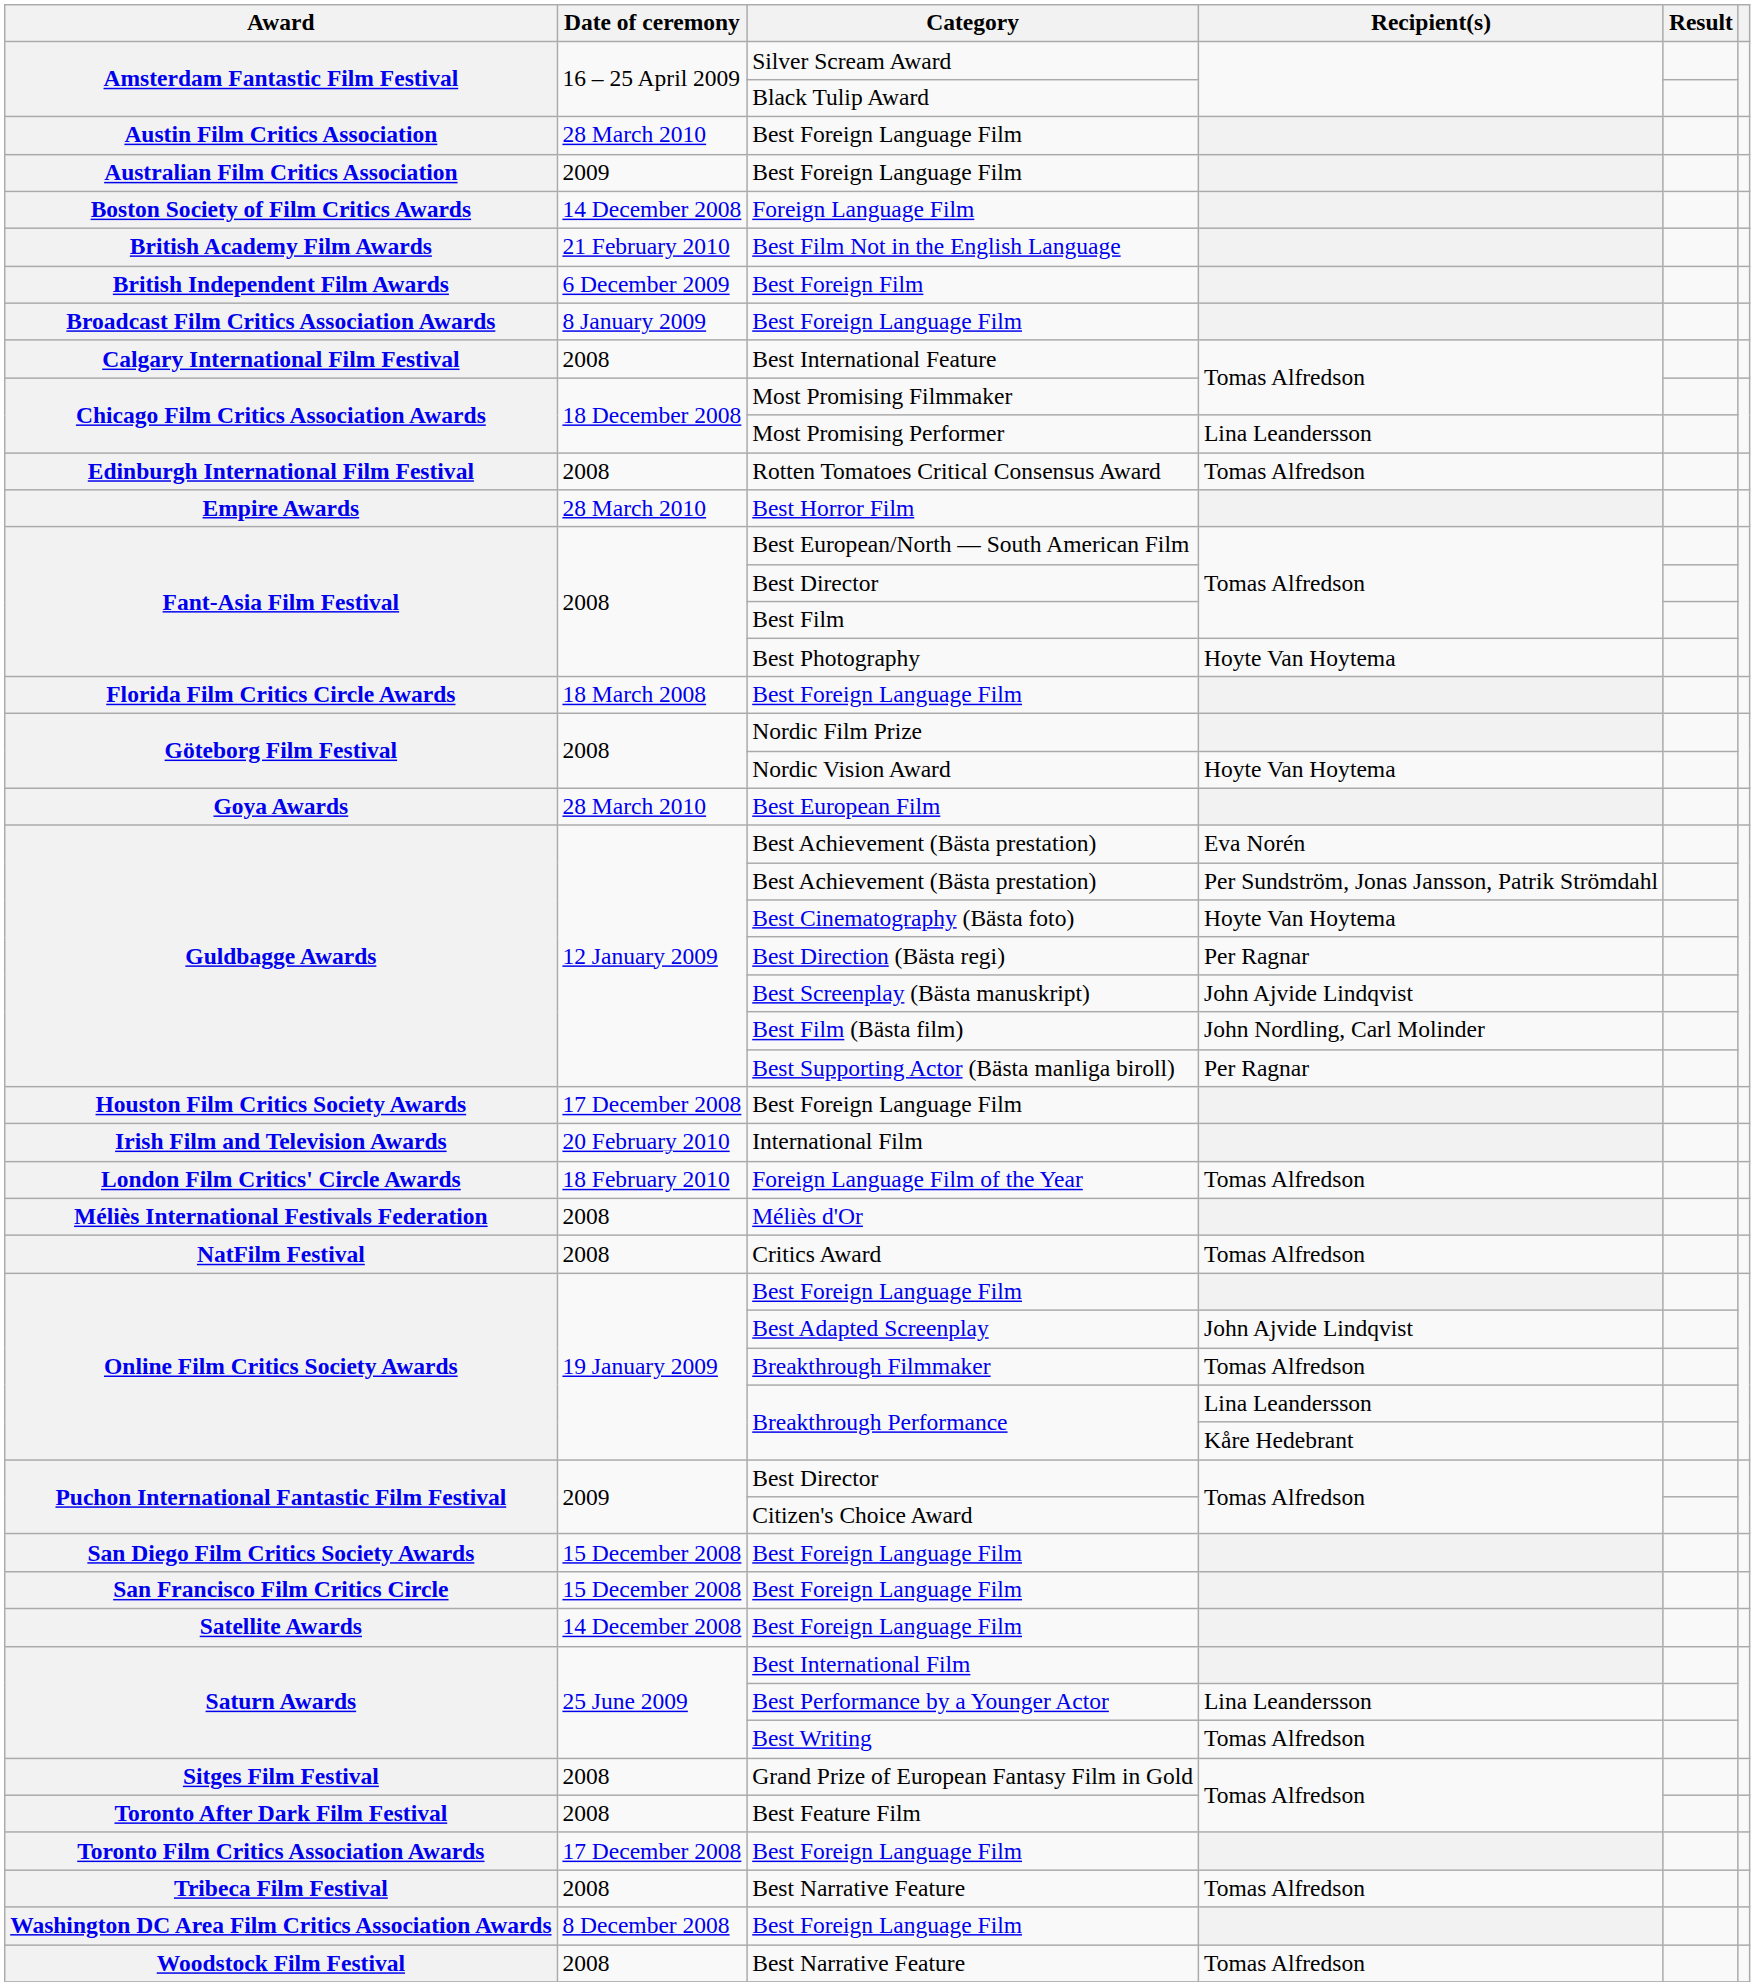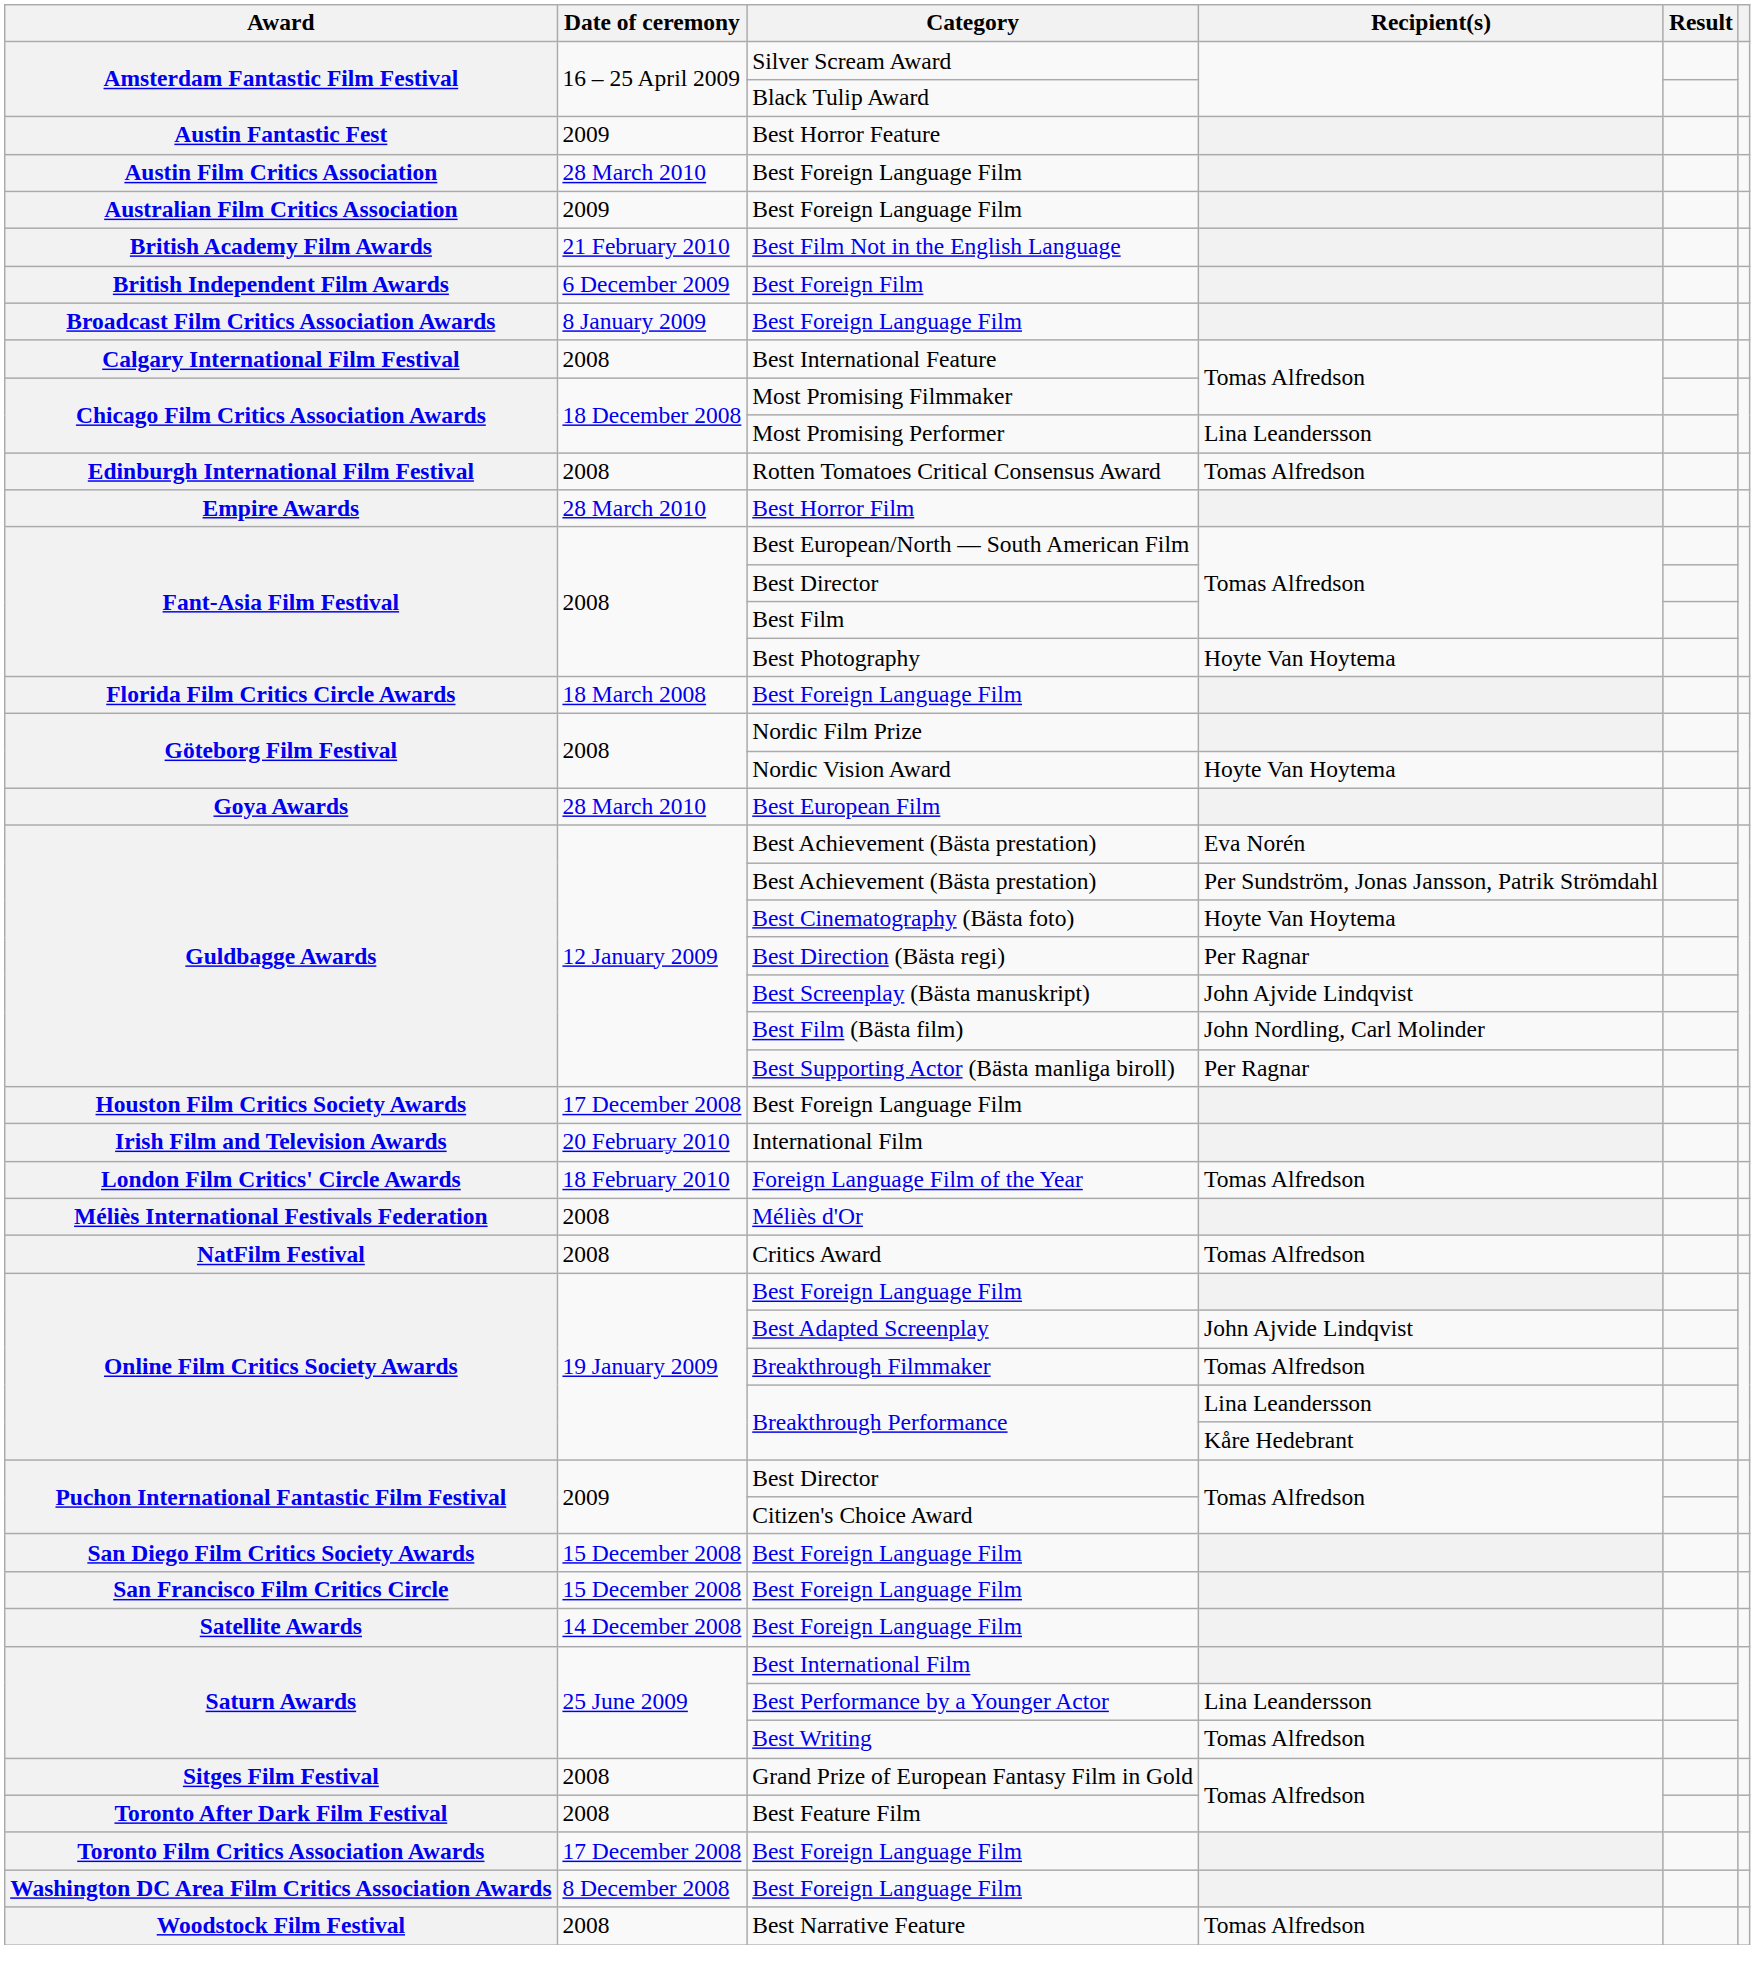+ row: (281, 135)
- row: (281, 209)
- row: (281, 1888)
